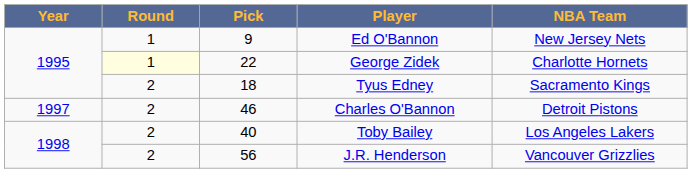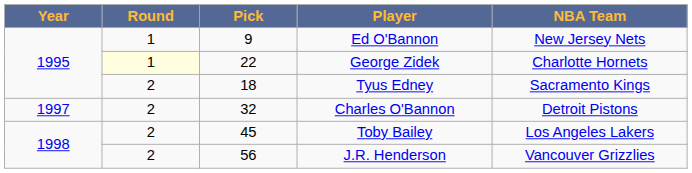(248, 109) 46 -> (248, 109) 32
(248, 132) 40 -> (248, 132) 45
